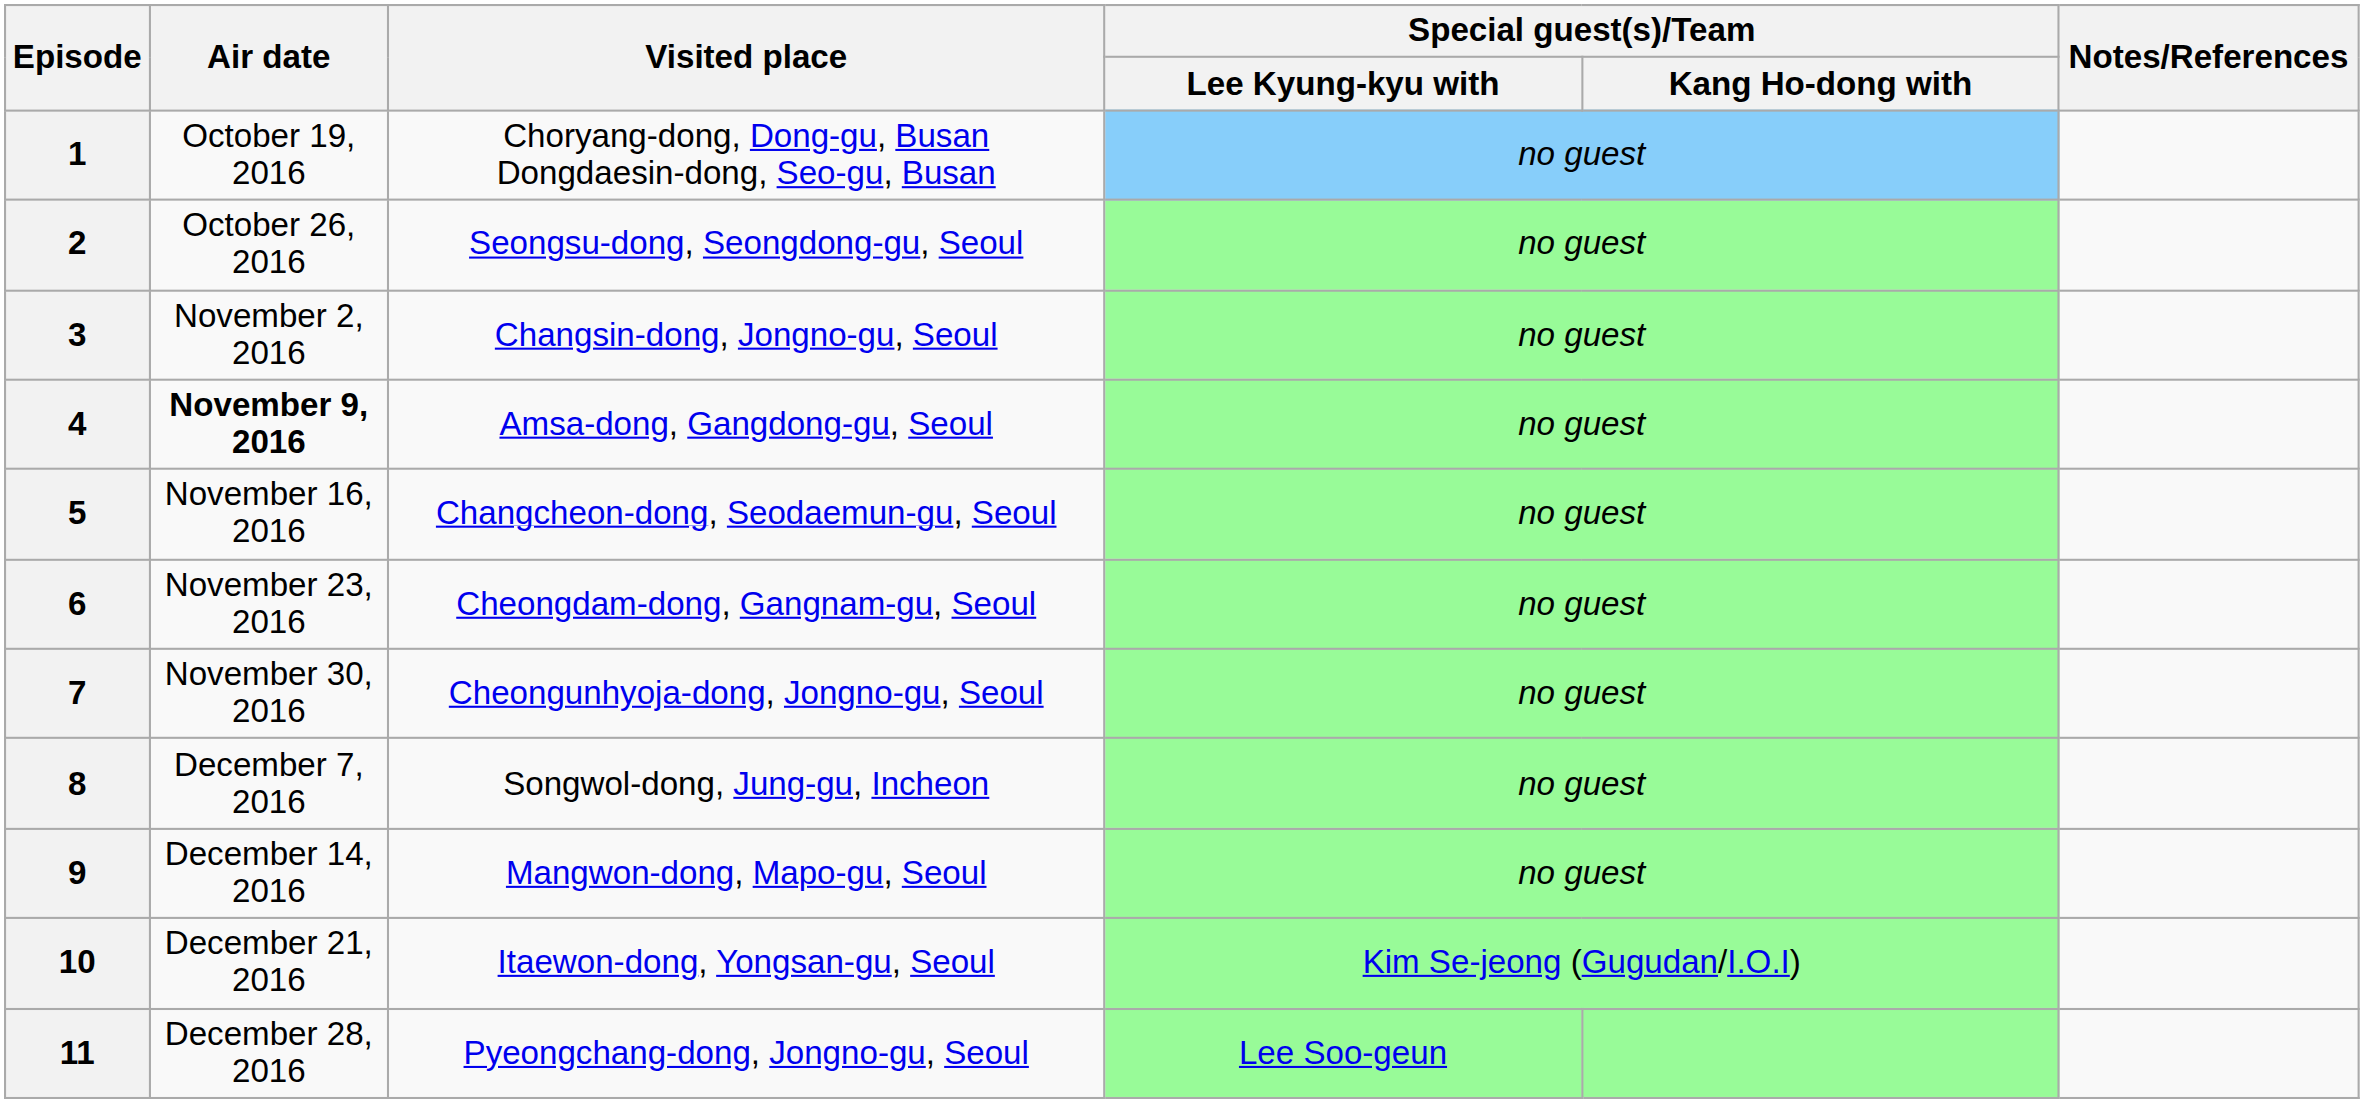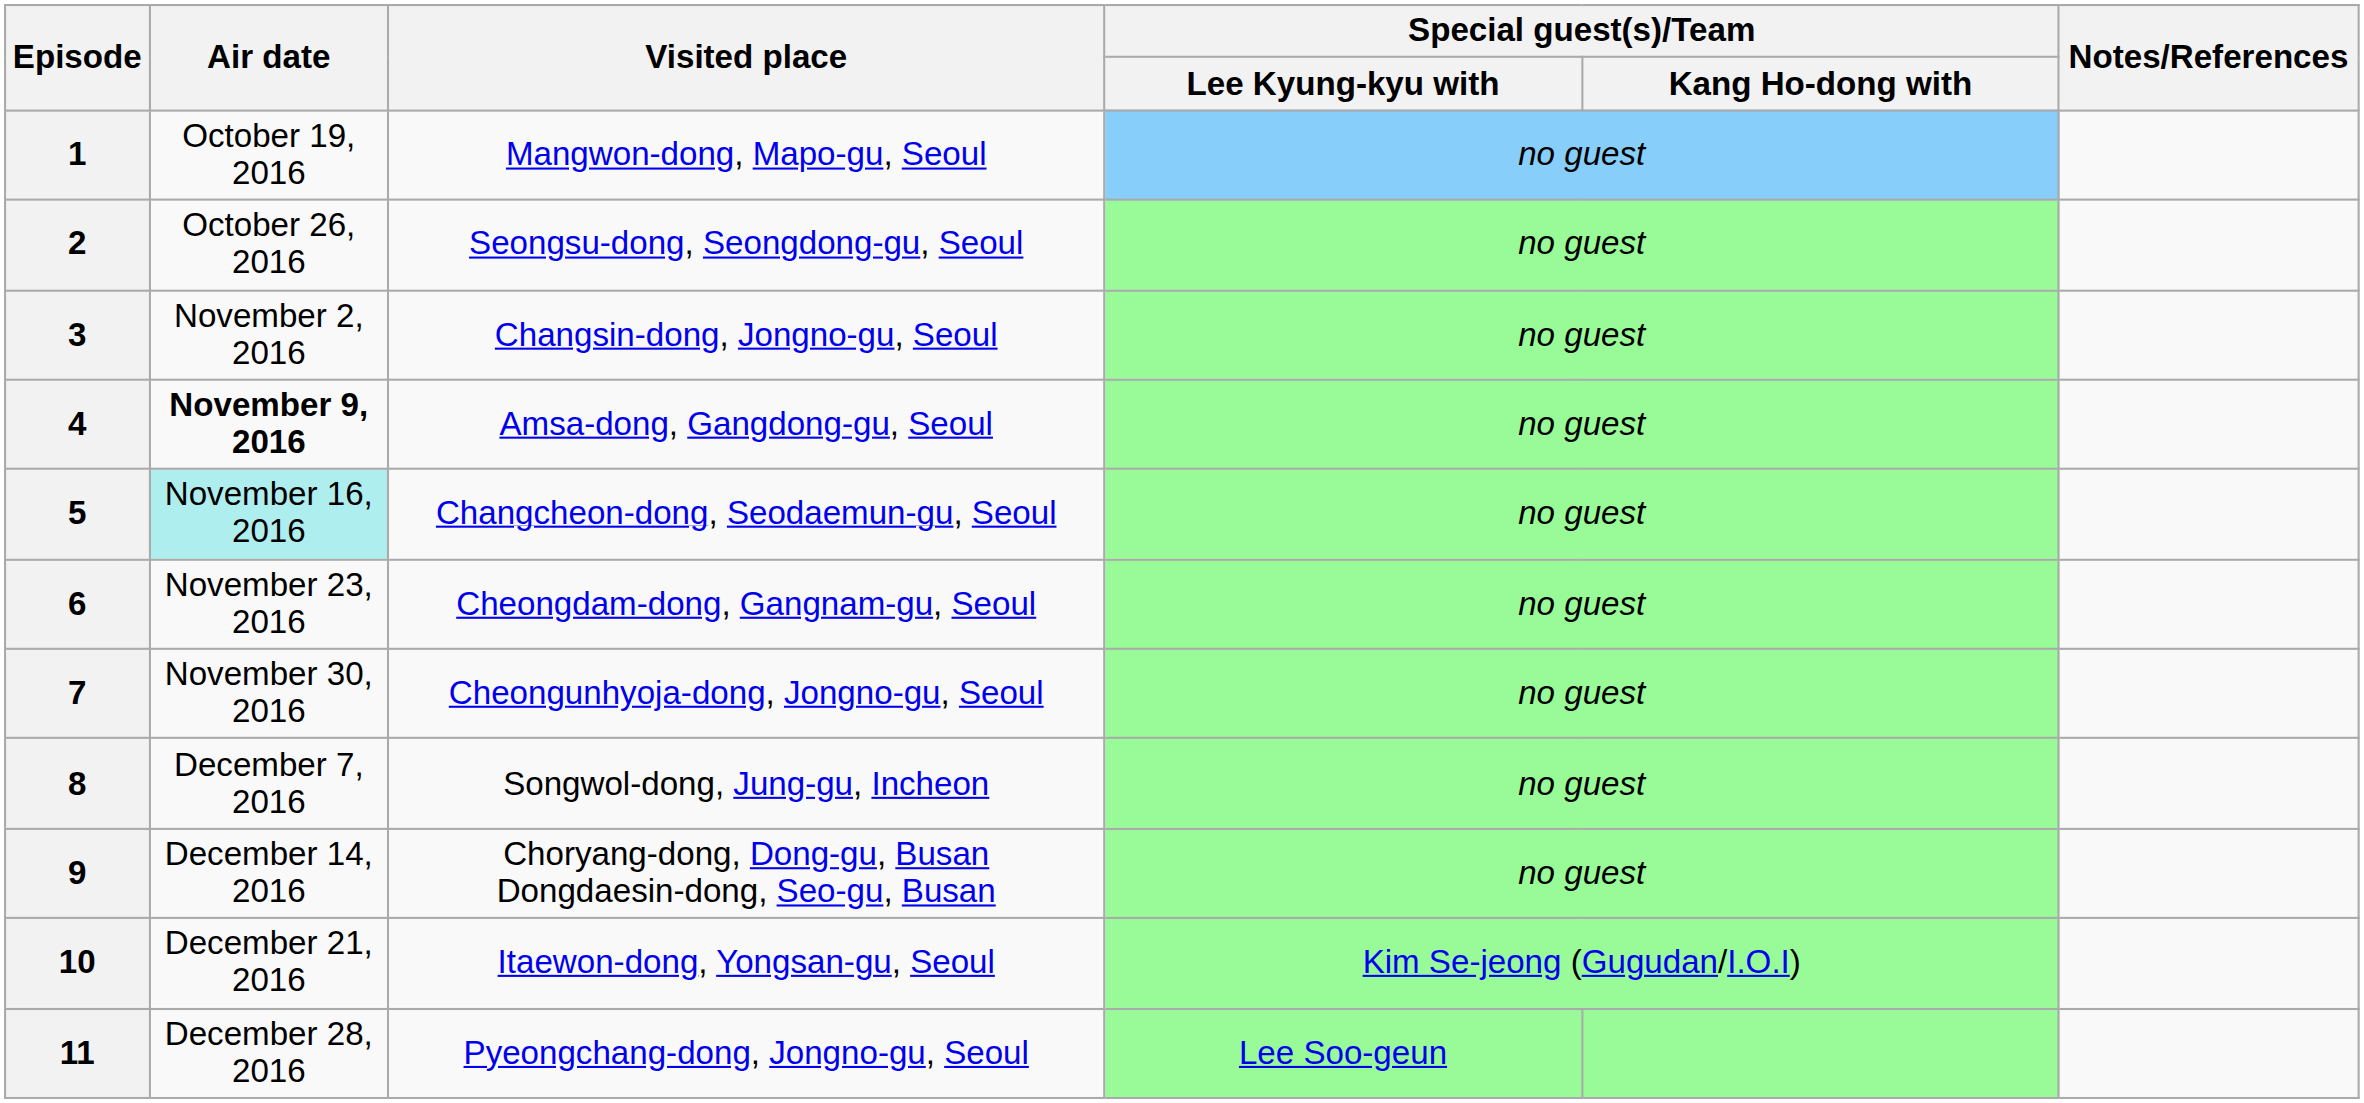(746, 154) Choryang-dong, Dong-gu, Busan Dongdaesin-dong, Seo-gu, Busan -> (746, 154) Mangwon-dong, Mapo-gu, Seoul
(269, 513) no background -> (269, 513) paleturquoise background
(746, 872) Mangwon-dong, Mapo-gu, Seoul -> (746, 872) Choryang-dong, Dong-gu, Busan Dongdaesin-dong, Seo-gu, Busan
